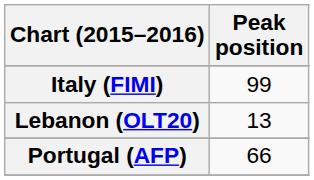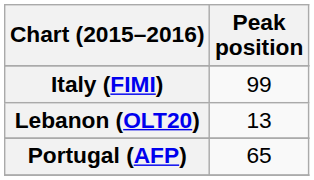(259, 156) 66 -> (259, 156) 65
